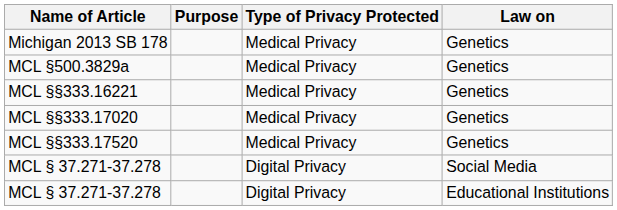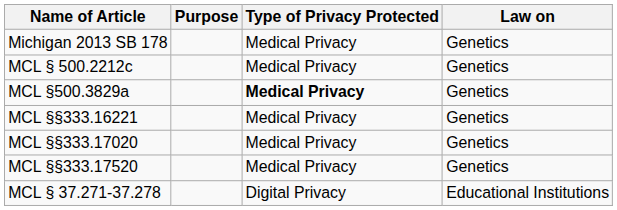+ row: (70, 67)
(301, 67) normal -> (305, 92) bold
- row: (84, 167)
